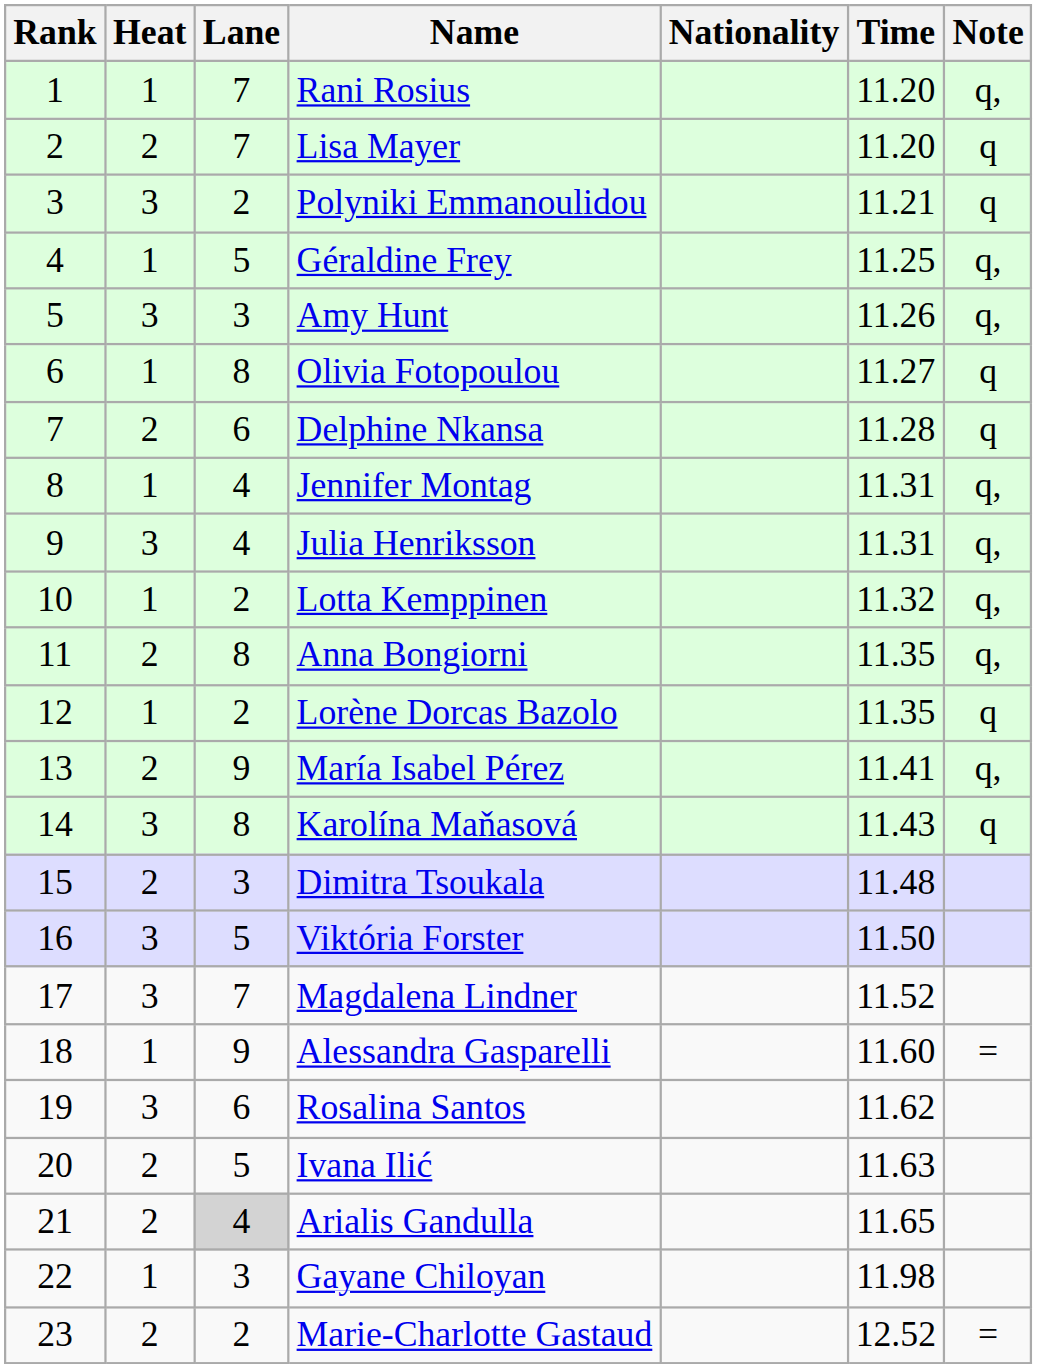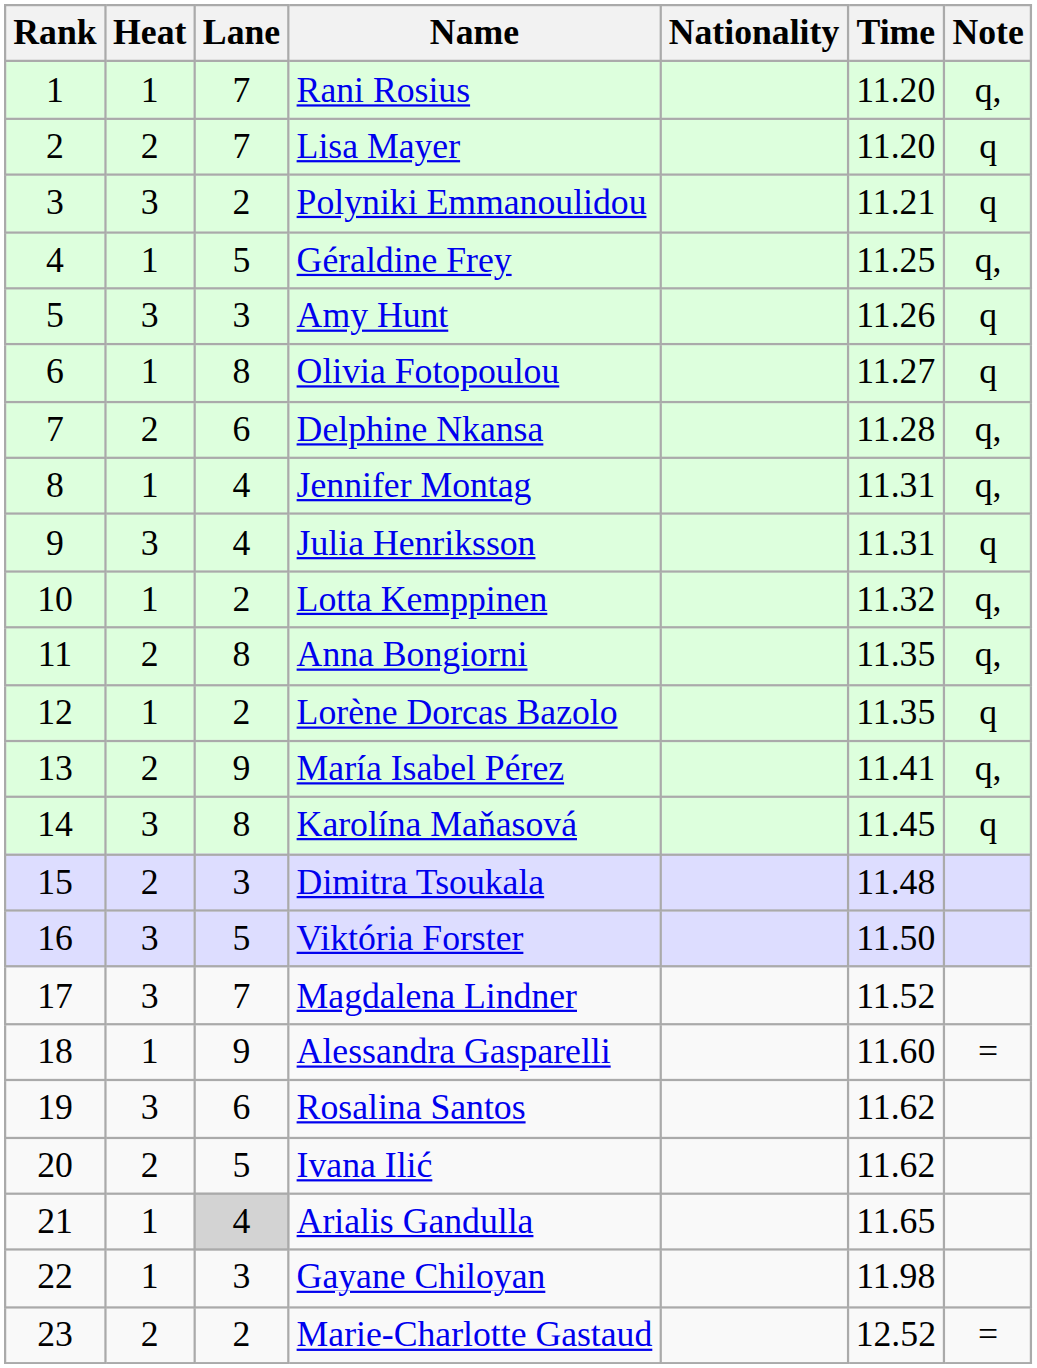(988, 315) q, -> (988, 315) q
(988, 428) q -> (988, 428) q,
(988, 542) q, -> (988, 542) q
(896, 825) 11.43 -> (896, 825) 11.45
(896, 1164) 11.63 -> (896, 1164) 11.62
(150, 1221) 2 -> (150, 1221) 1
